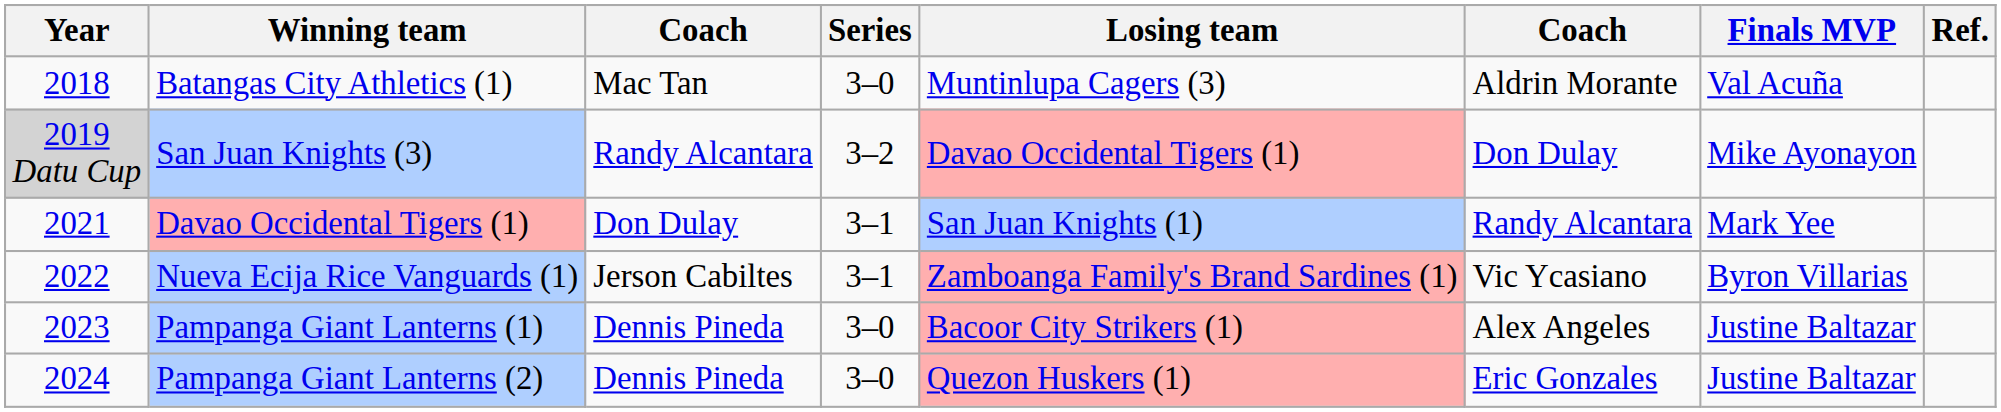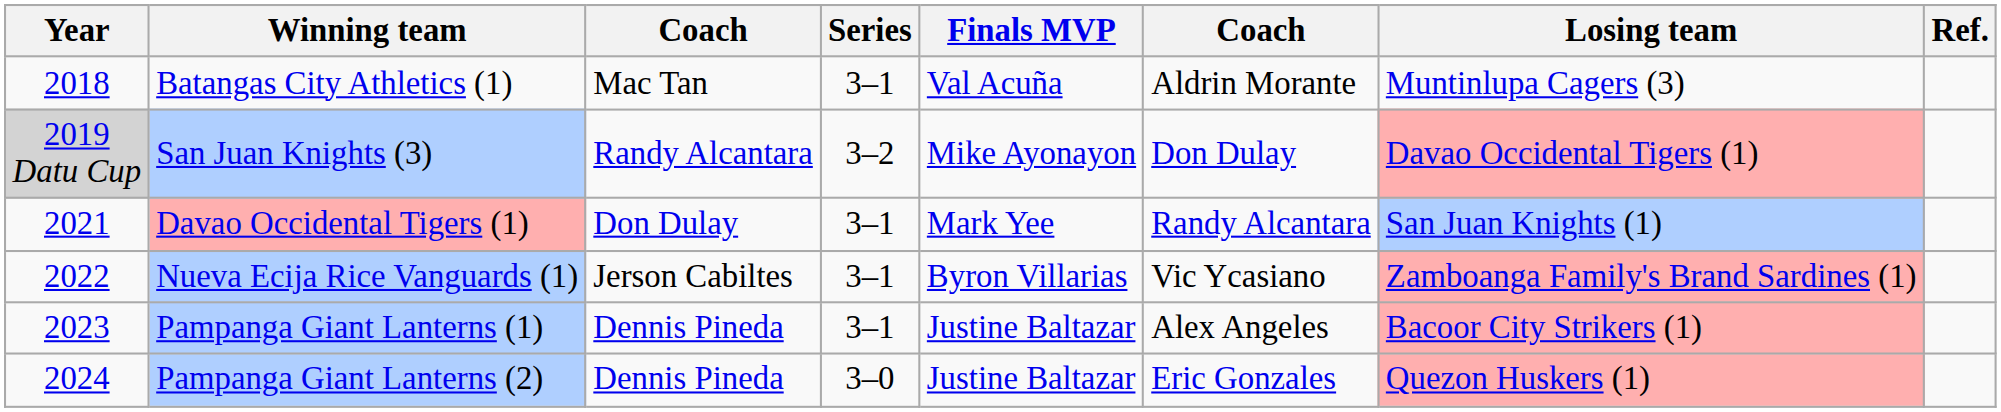columns swapped: (1192, 30) <-> (1812, 30)
(870, 82) 3–0 -> (870, 82) 3–1
(870, 327) 3–0 -> (870, 327) 3–1
